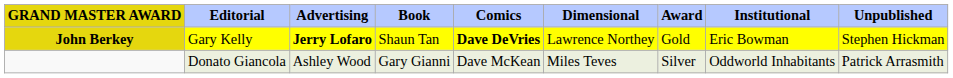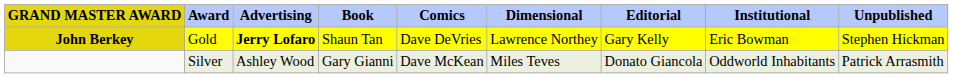columns swapped: (682, 15) <-> (237, 15)
(498, 38) bold -> (441, 38) normal
